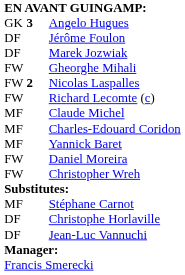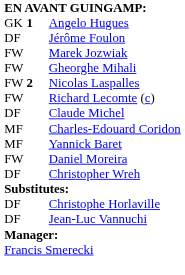(30, 22) 3 -> (30, 22) 1
(12, 53) DF -> (14, 53) FW
(14, 113) MF -> (12, 113) DF
(14, 174) FW -> (12, 174) DF
- row: (91, 204)
